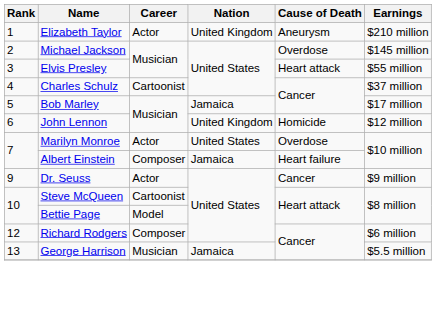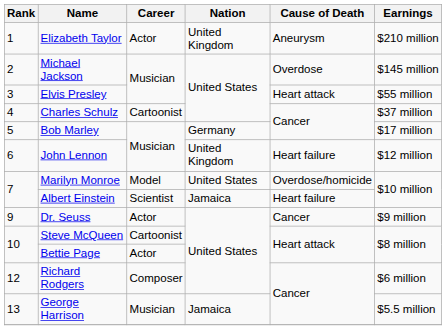(212, 104) Jamaica -> (212, 130) Germany
(302, 123) Homicide -> (304, 155) Heart failure
(146, 141) Actor -> (145, 180) Model
(303, 141) Overdose -> (322, 180) Overdose/homicide
(159, 159) Composer -> (151, 198) Scientist
(148, 214) Model -> (143, 253) Actor
